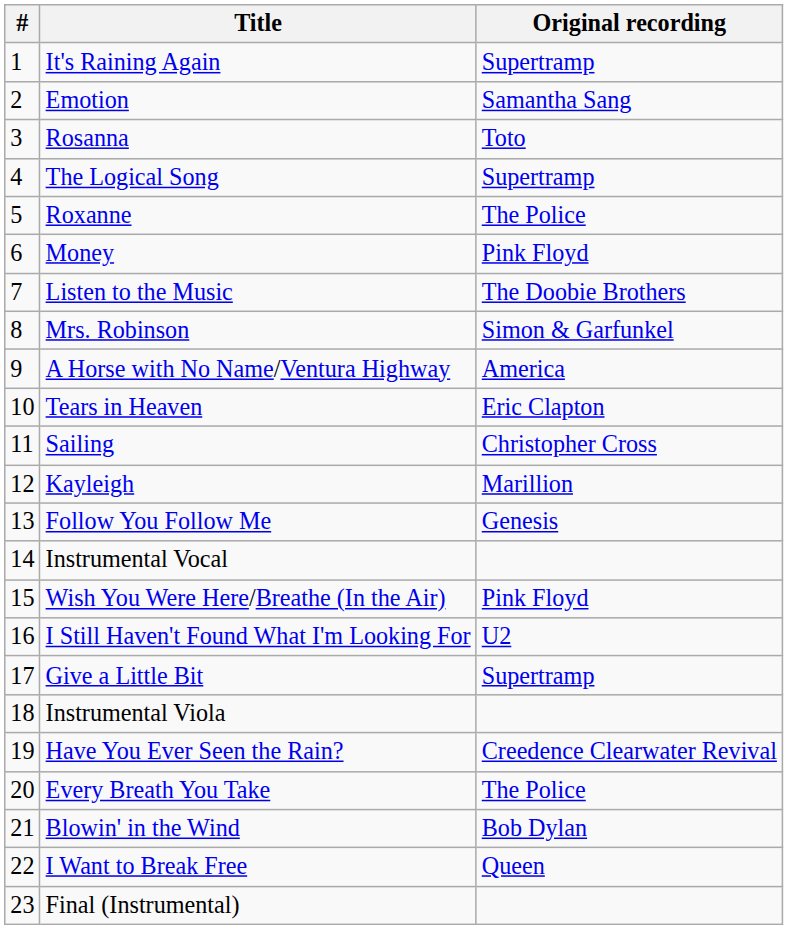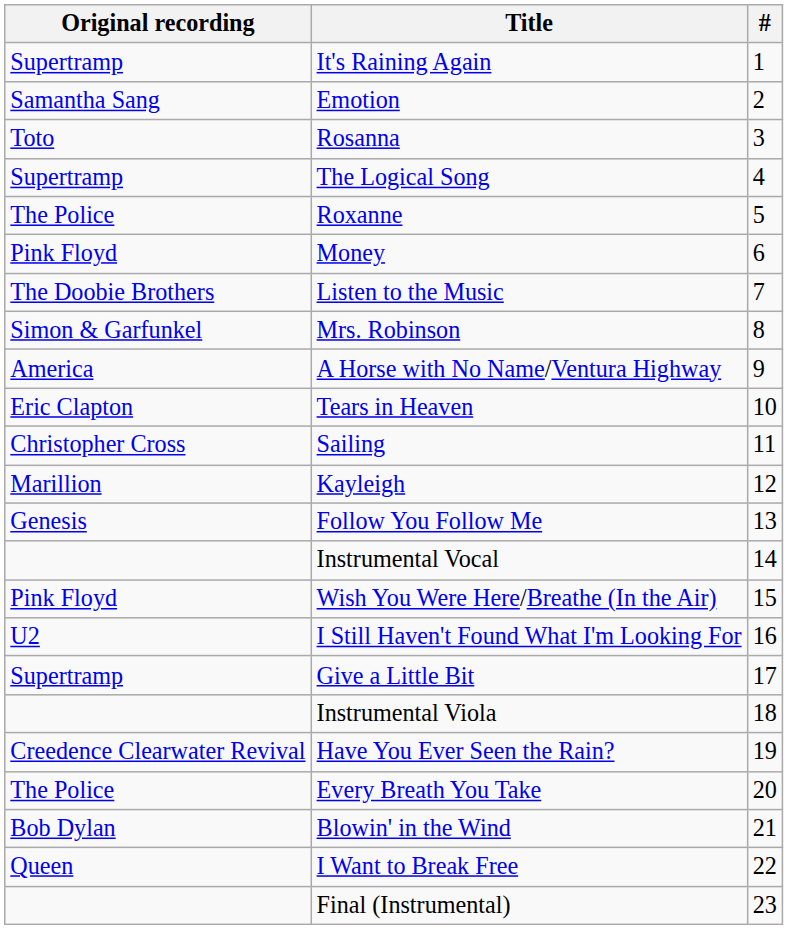columns swapped: (22, 23) <-> (629, 23)
